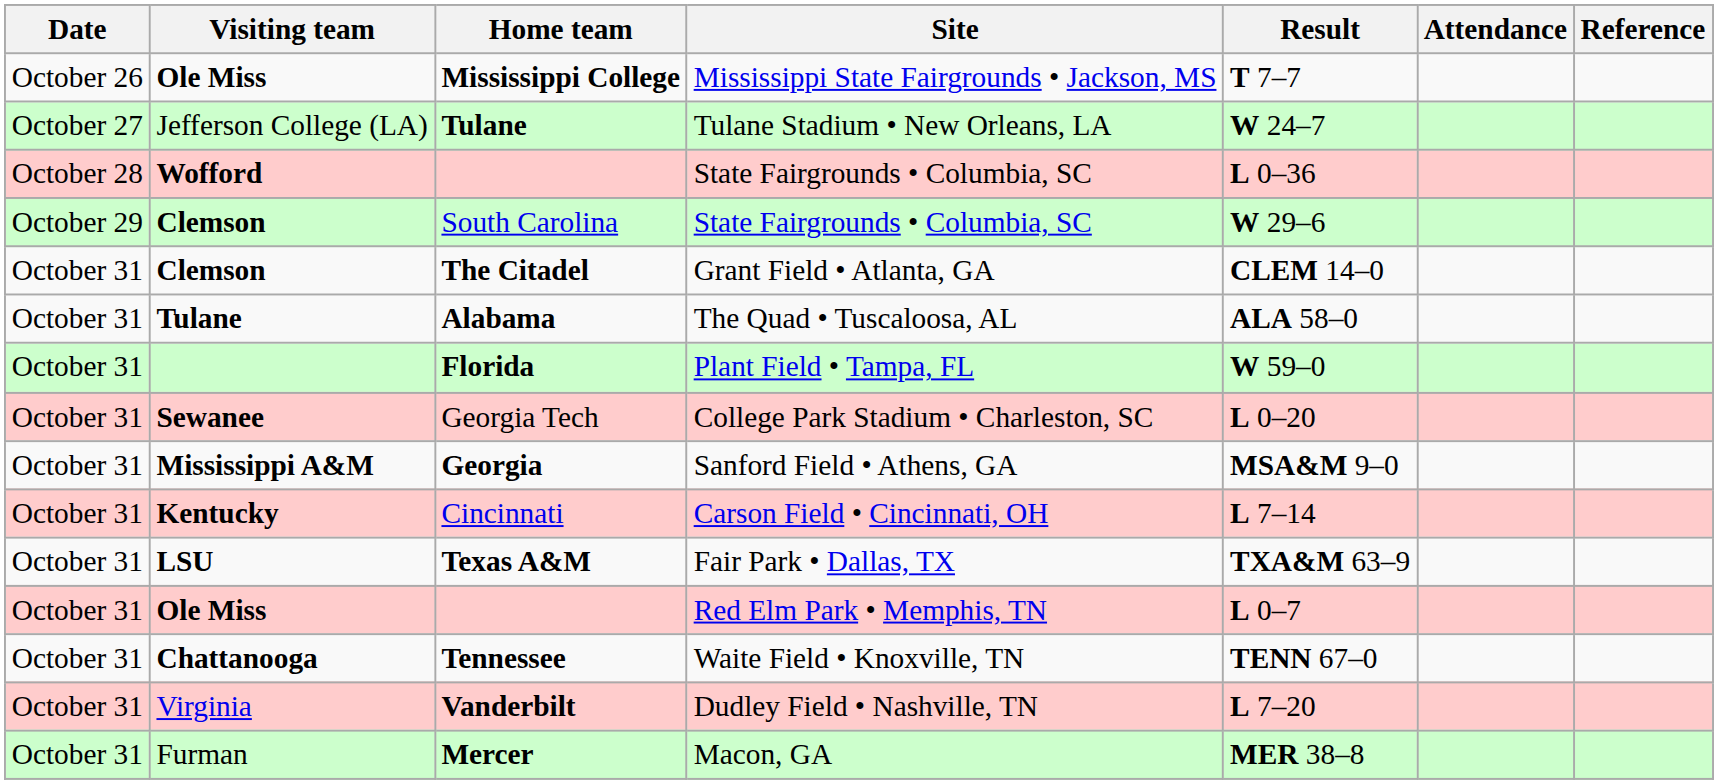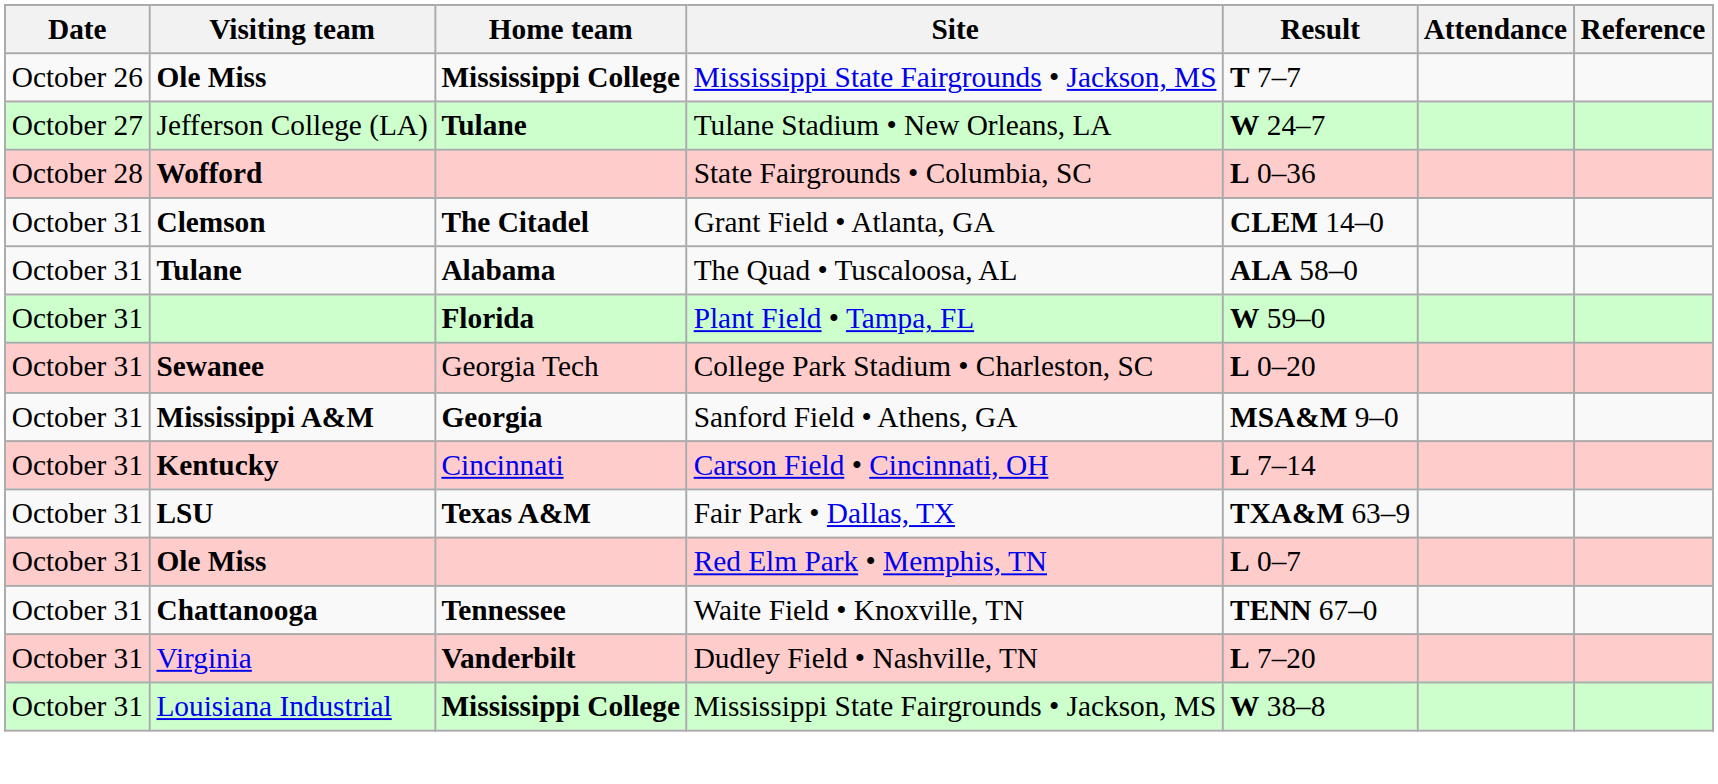- row: (211, 222)
+ row: (274, 706)
- row: (202, 754)
